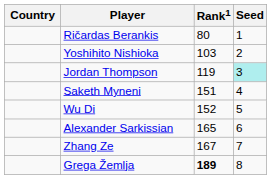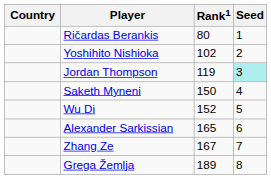(206, 53) 103 -> (206, 53) 102
(206, 91) 151 -> (206, 91) 150
(206, 165) bold -> (206, 165) normal
